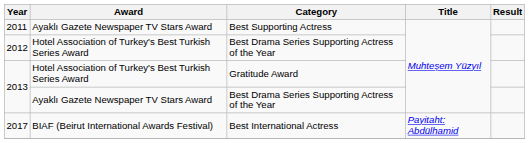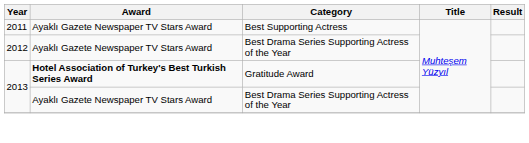(121, 47) Hotel Association of Turkey's Best Turkish Series Award -> (122, 47) Ayaklı Gazete Newspaper TV Stars Award
(121, 73) normal -> (129, 73) bold
- row: (17, 126)
